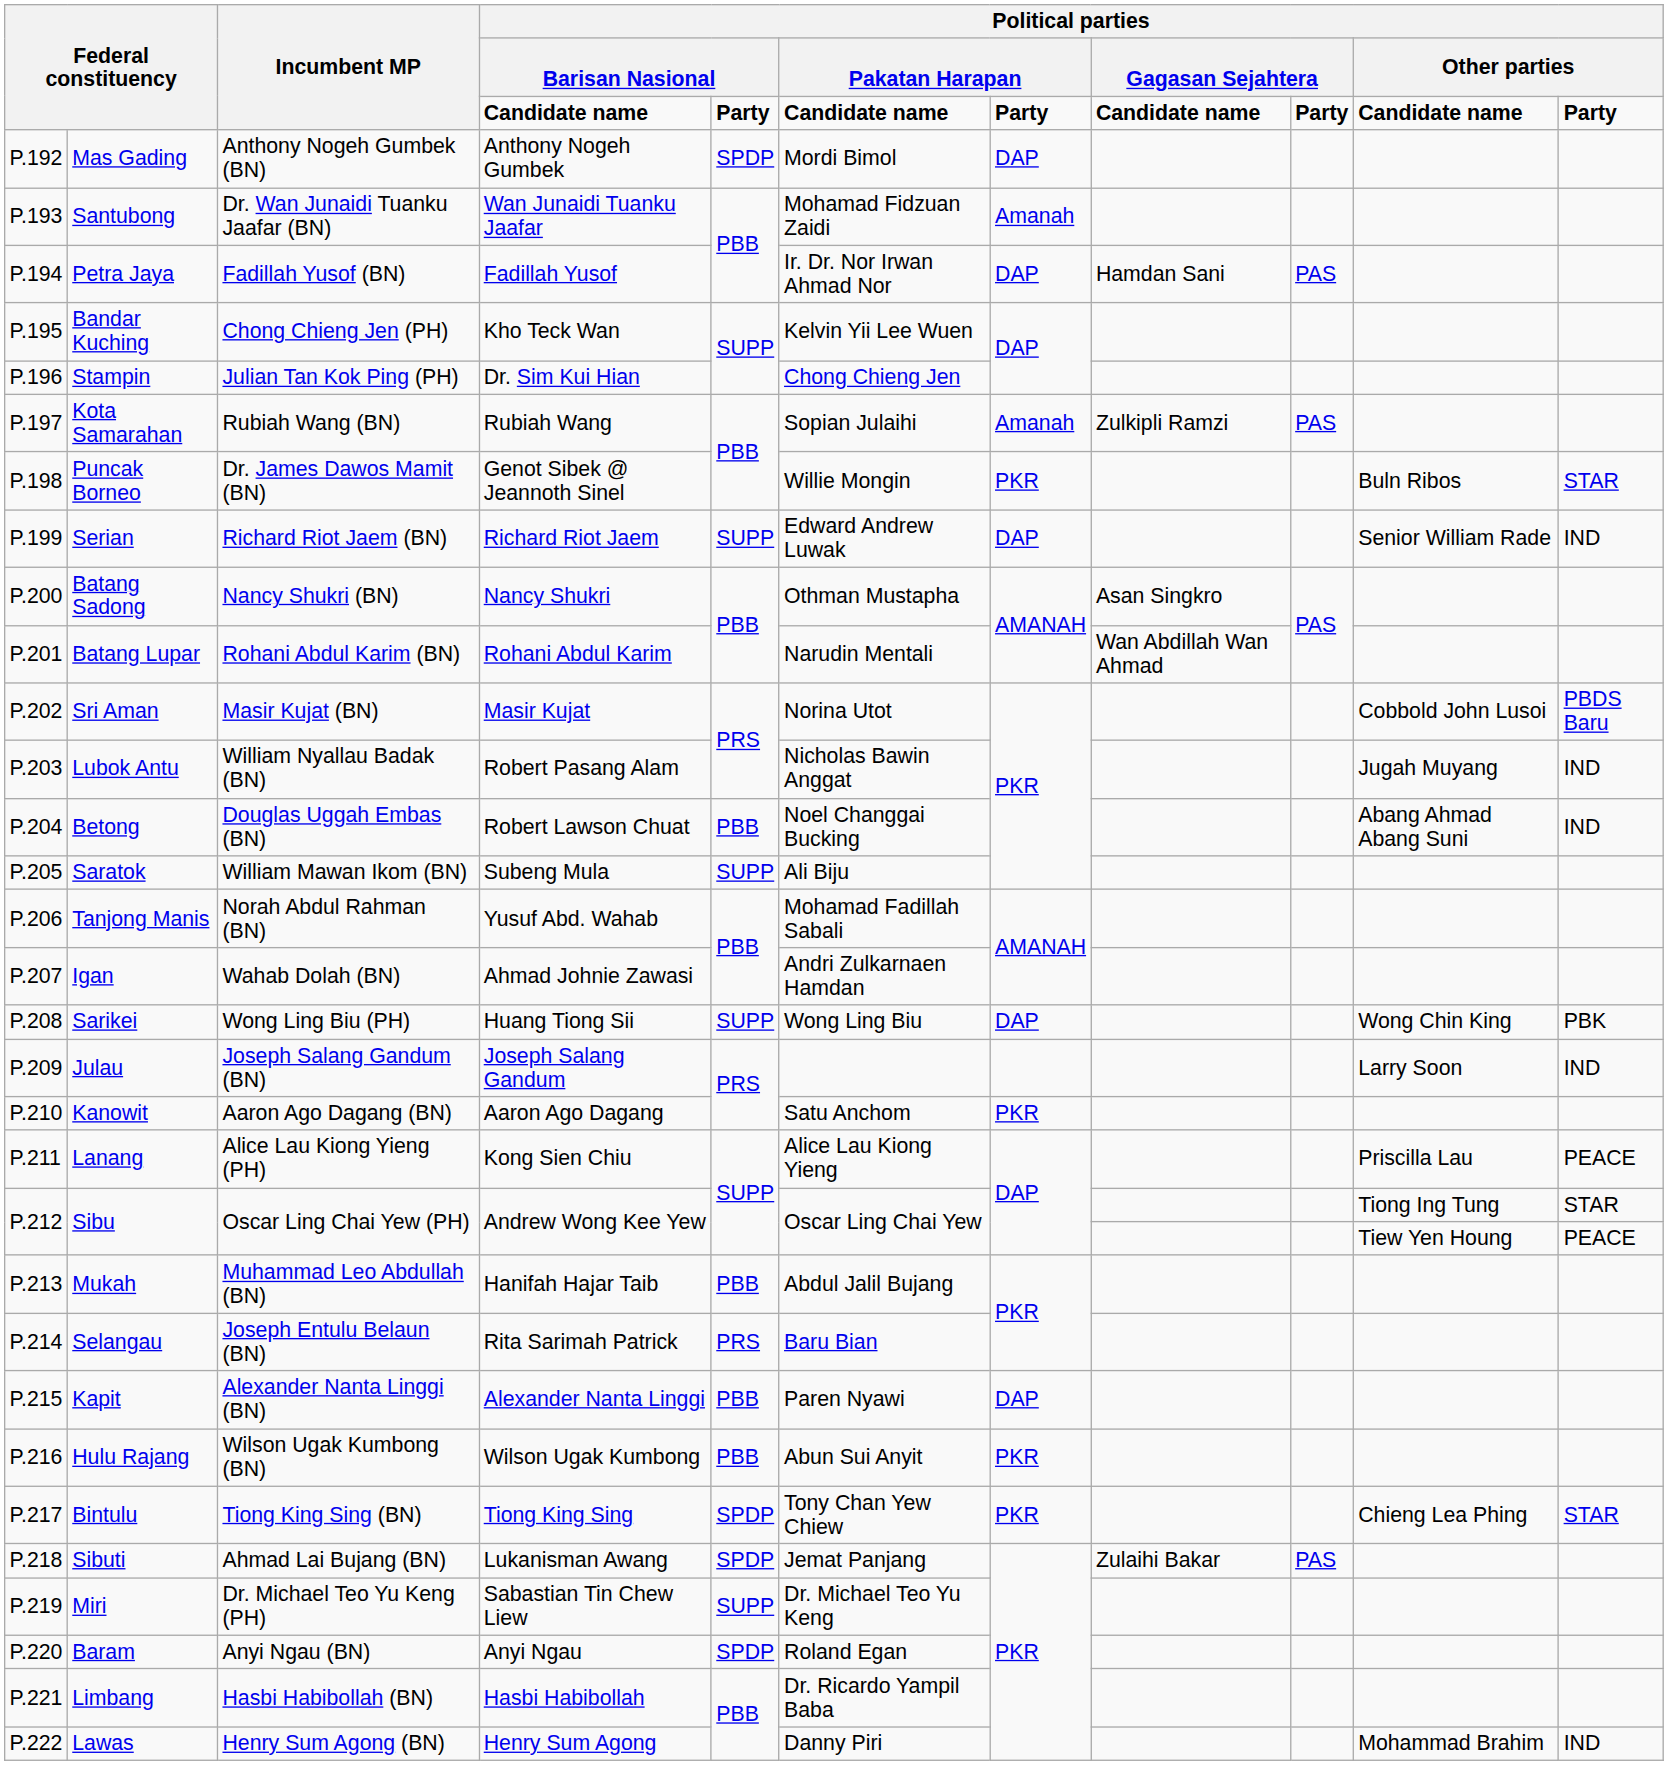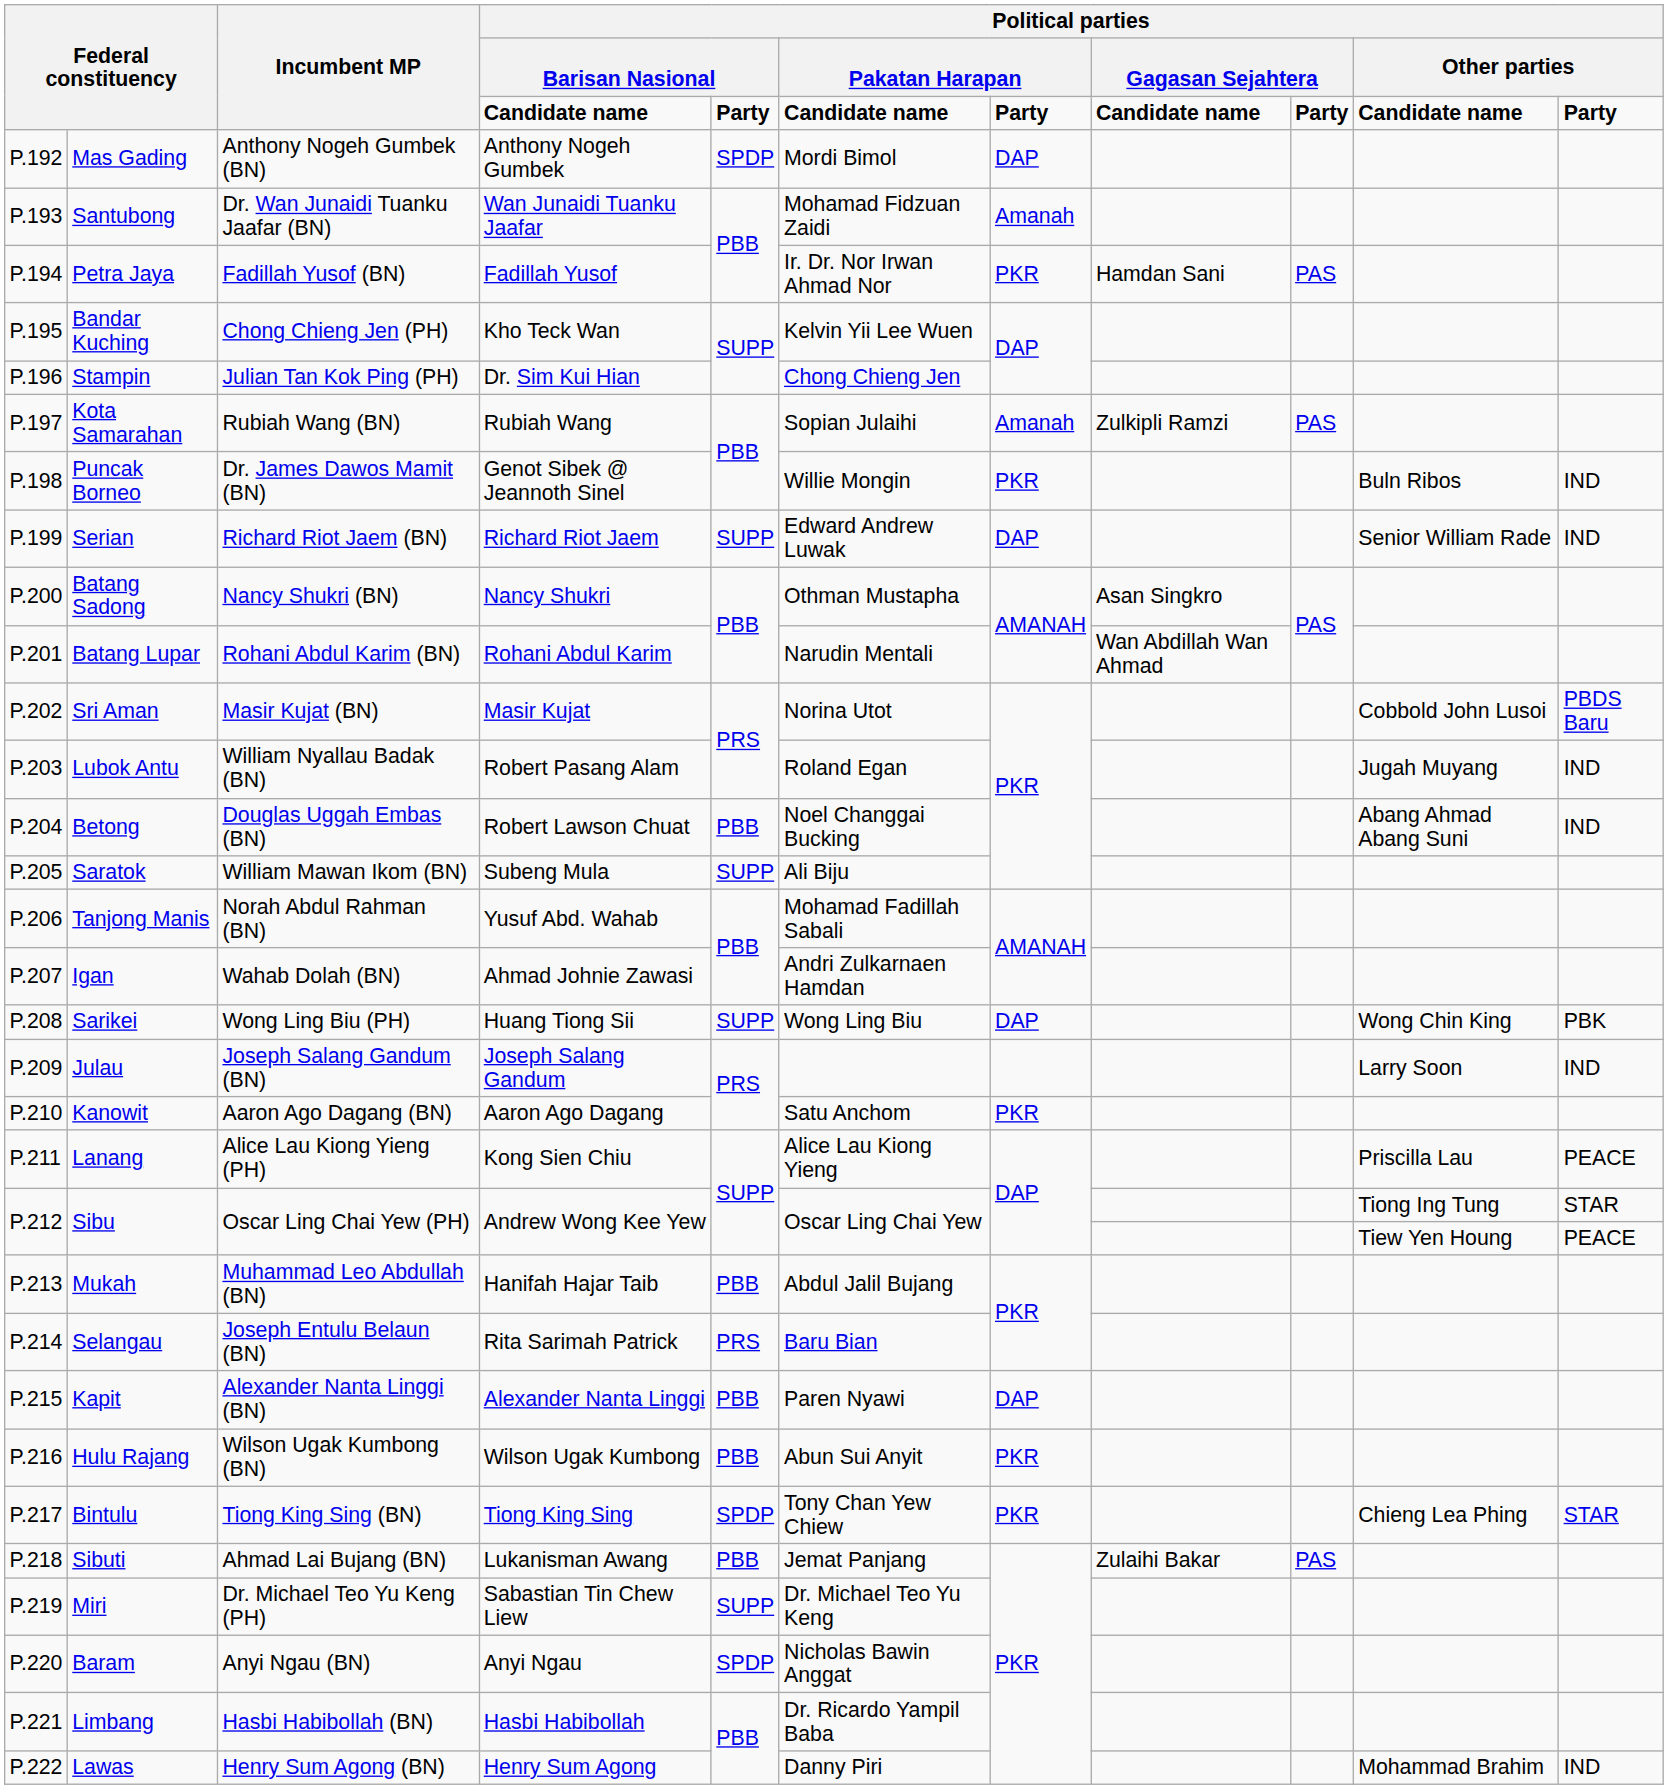(1017, 273) DAP -> (1017, 273) PKR
(1591, 480) STAR -> (1582, 480) IND
(857, 769) Nicholas Bawin Anggat -> (846, 769) Roland Egan
(745, 1560) SPDP -> (738, 1560) PBB
(846, 1651) Roland Egan -> (857, 1663) Nicholas Bawin Anggat
